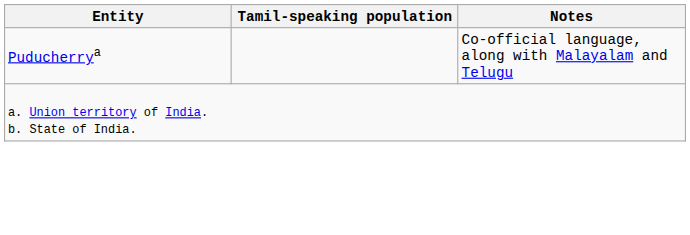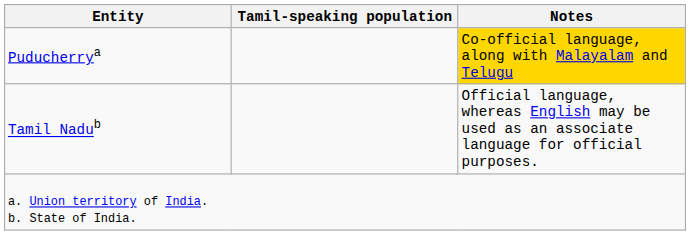(565, 56) no background -> (565, 56) gold background
+ row: (54, 129)
